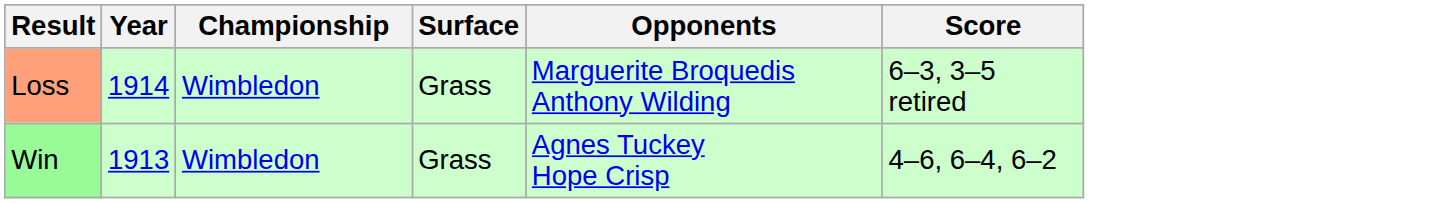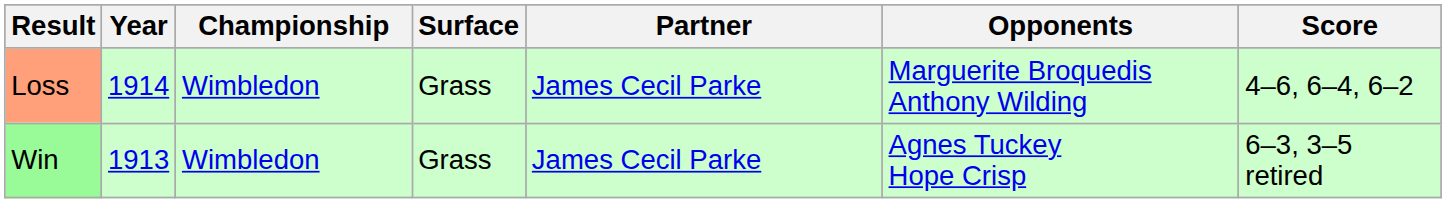+ column: (704, 26)
(942, 85) 6–3, 3–5 retired -> (1329, 85) 4–6, 6–4, 6–2
(973, 160) 4–6, 6–4, 6–2 -> (1299, 160) 6–3, 3–5 retired
